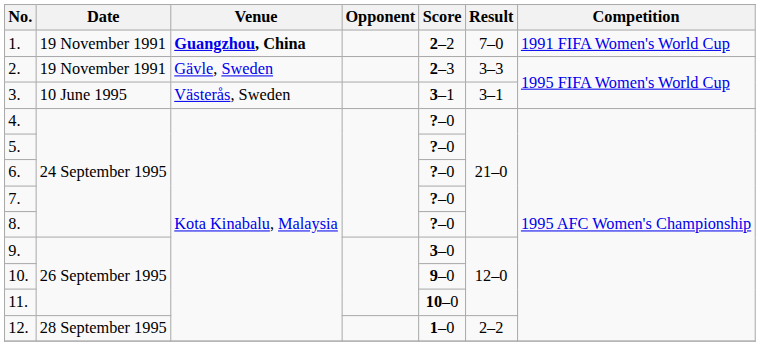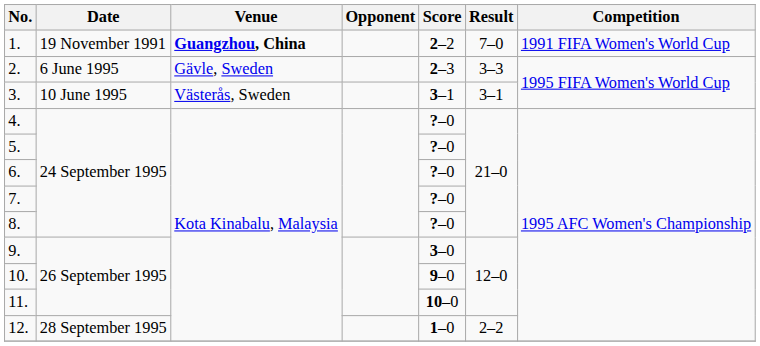(103, 69) 19 November 1991 -> (79, 69) 6 June 1995
